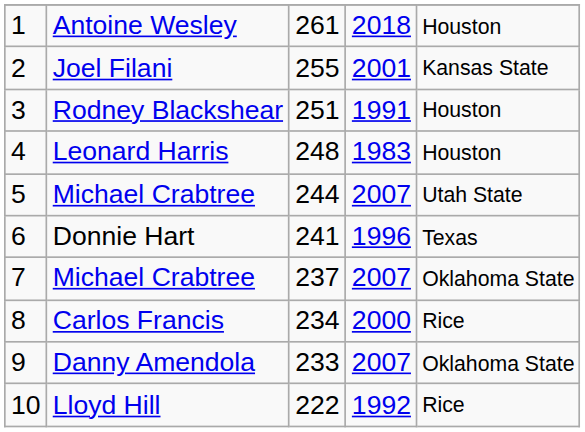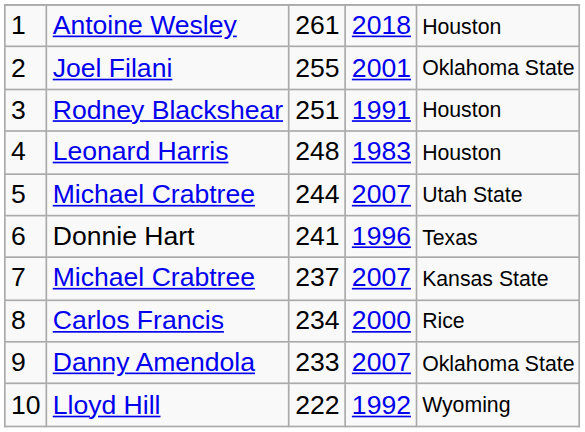(485, 68) Kansas State -> (498, 68) Oklahoma State
(498, 279) Oklahoma State -> (485, 279) Kansas State
(443, 405) Rice -> (466, 405) Wyoming
